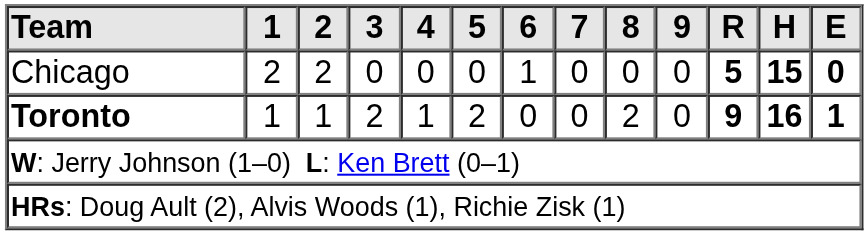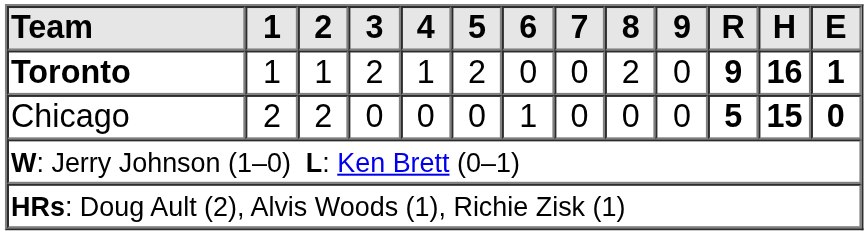rows swapped: (70, 72) <-> (71, 116)
